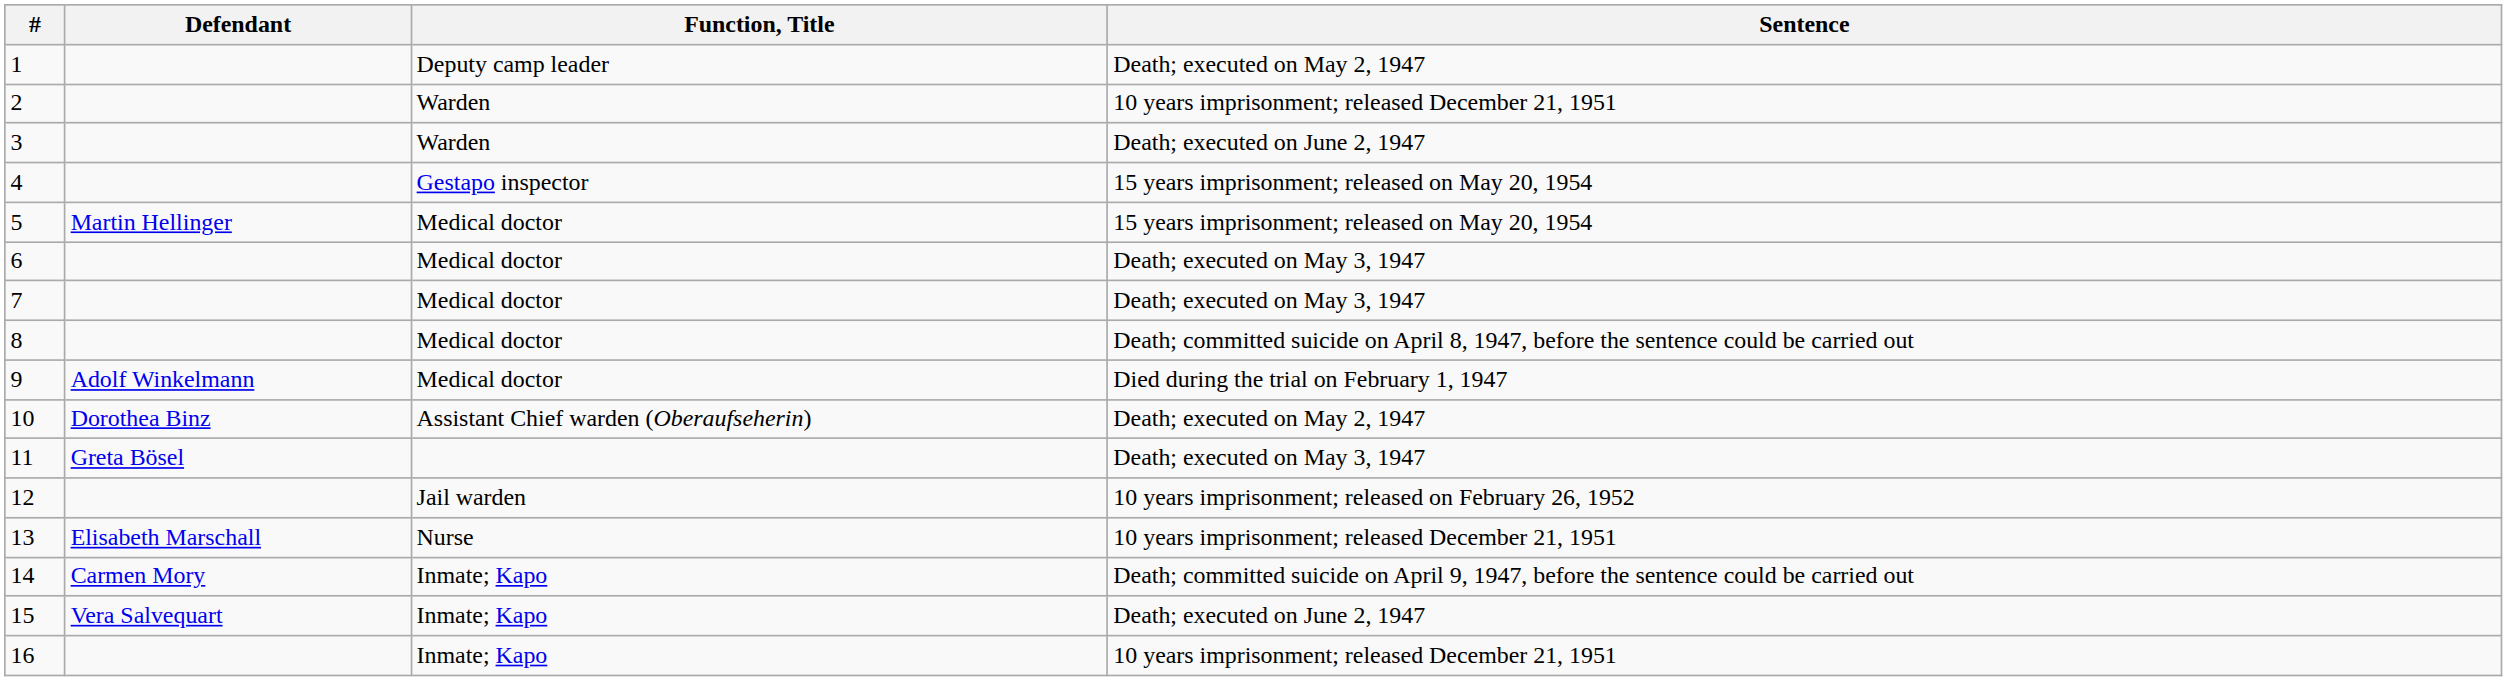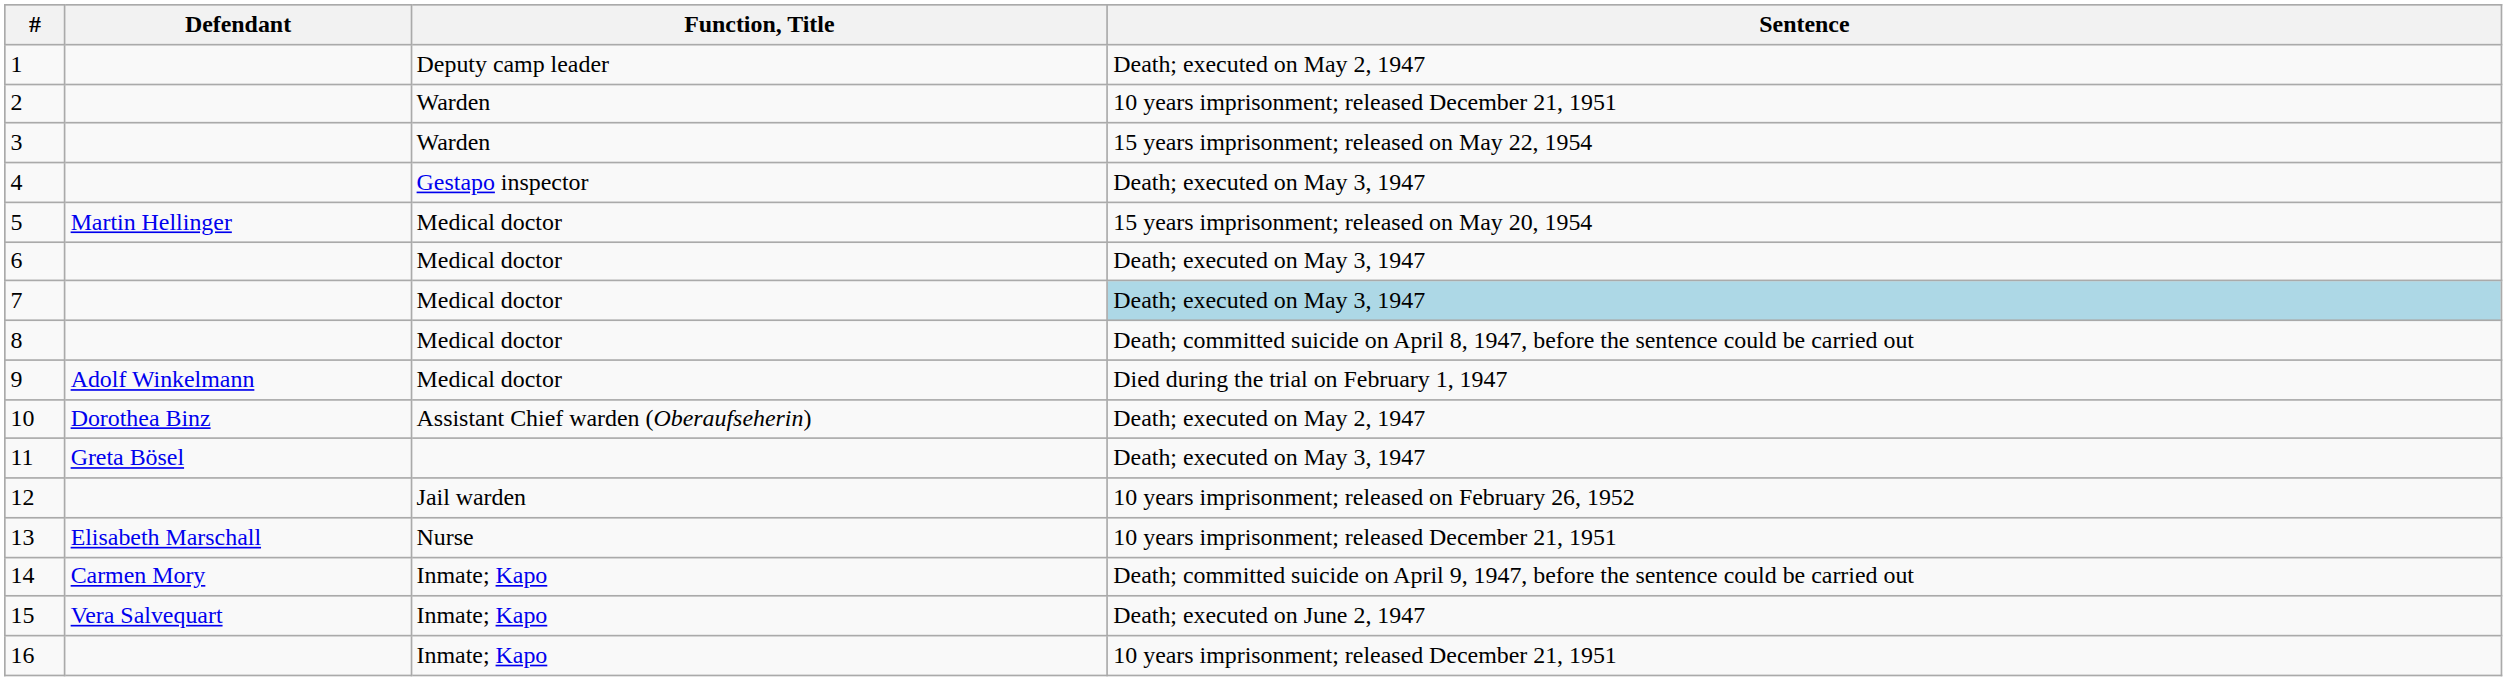(1269, 142) Death; executed on June 2, 1947 -> (1353, 142) 15 years imprisonment; released on May 22, 1954
(1353, 182) 15 years imprisonment; released on May 20, 1954 -> (1269, 182) Death; executed on May 3, 1947
(1269, 300) no background -> (1269, 300) lightblue background
